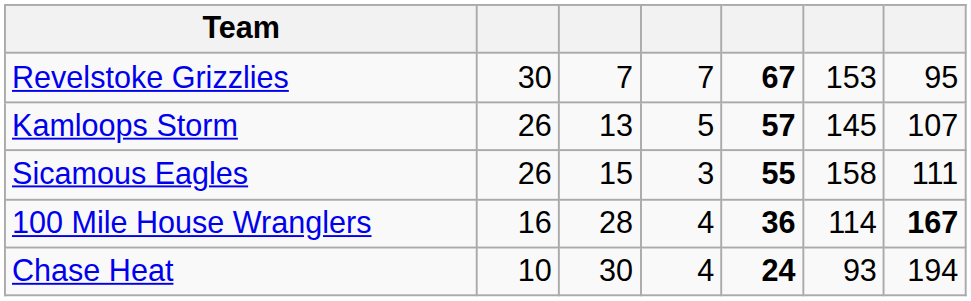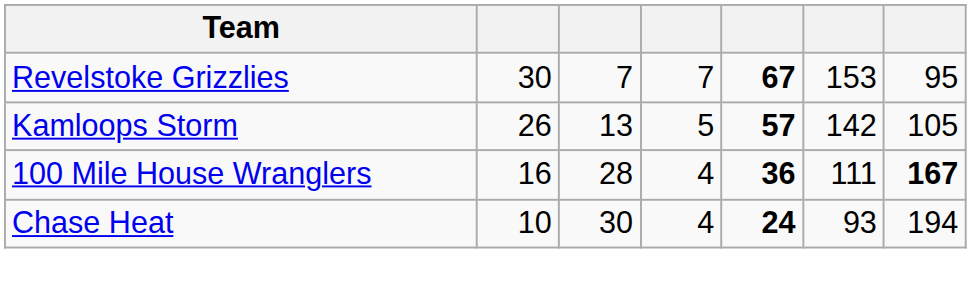(851, 125) 145 -> (851, 125) 142
(933, 125) 107 -> (933, 125) 105
- row: (130, 174)
(853, 222) 114 -> (854, 174) 111
